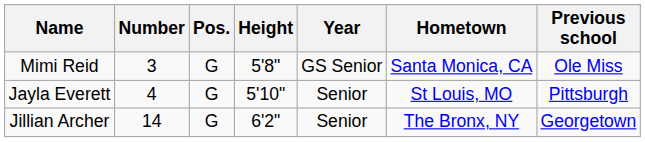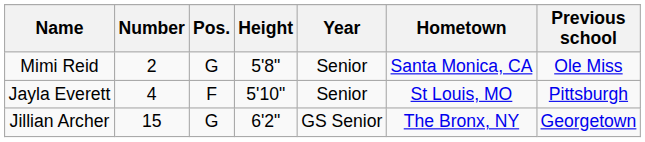(152, 66) 3 -> (152, 66) 2
(342, 66) GS Senior -> (342, 66) Senior
(212, 94) G -> (212, 94) F
(152, 121) 14 -> (152, 121) 15
(342, 121) Senior -> (342, 121) GS Senior
